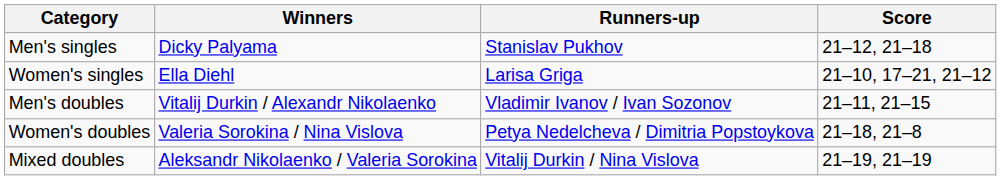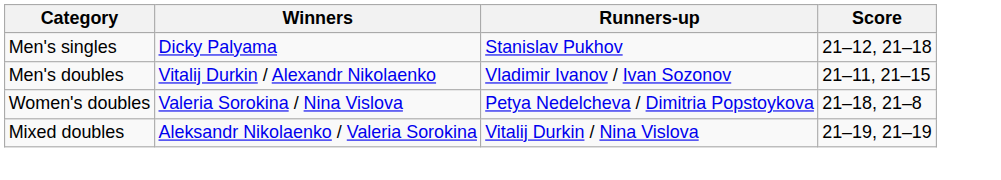- row: (76, 75)
